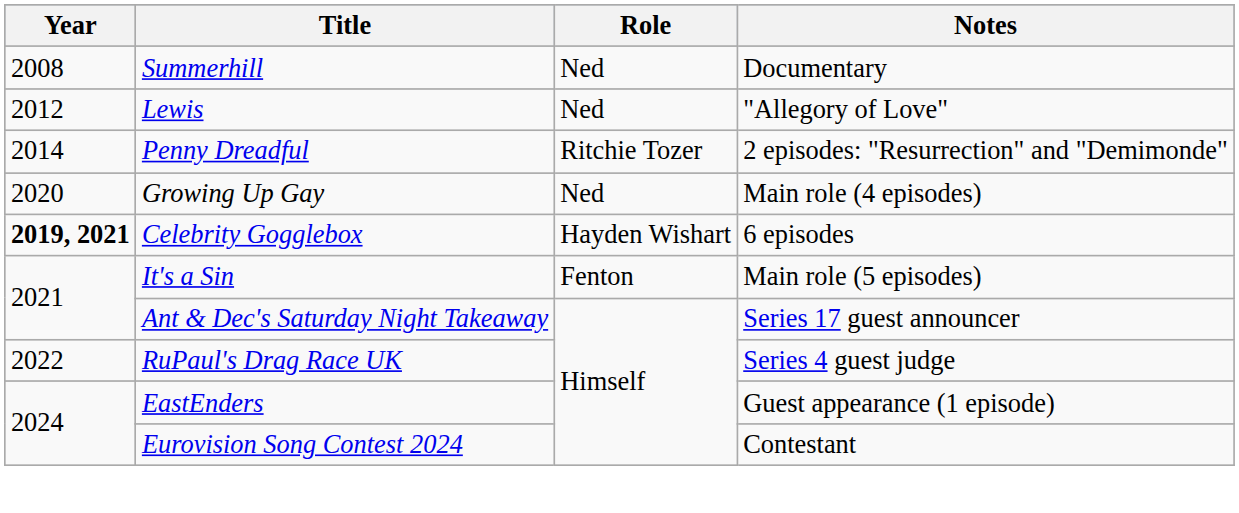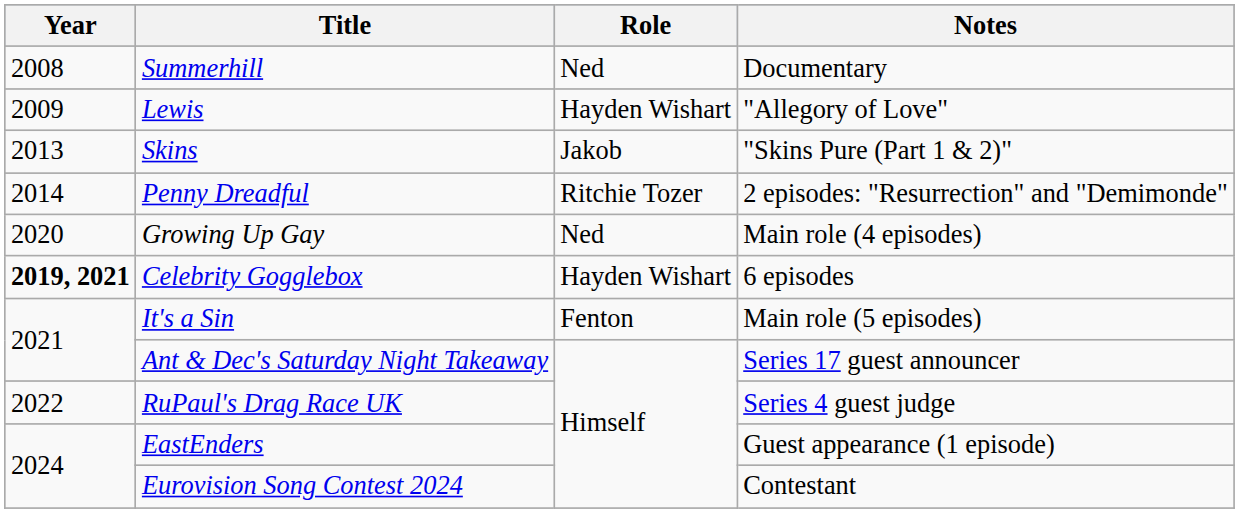(37, 109) 2012 -> (37, 109) 2009
(582, 109) Ned -> (646, 109) Hayden Wishart
+ row: (170, 151)
